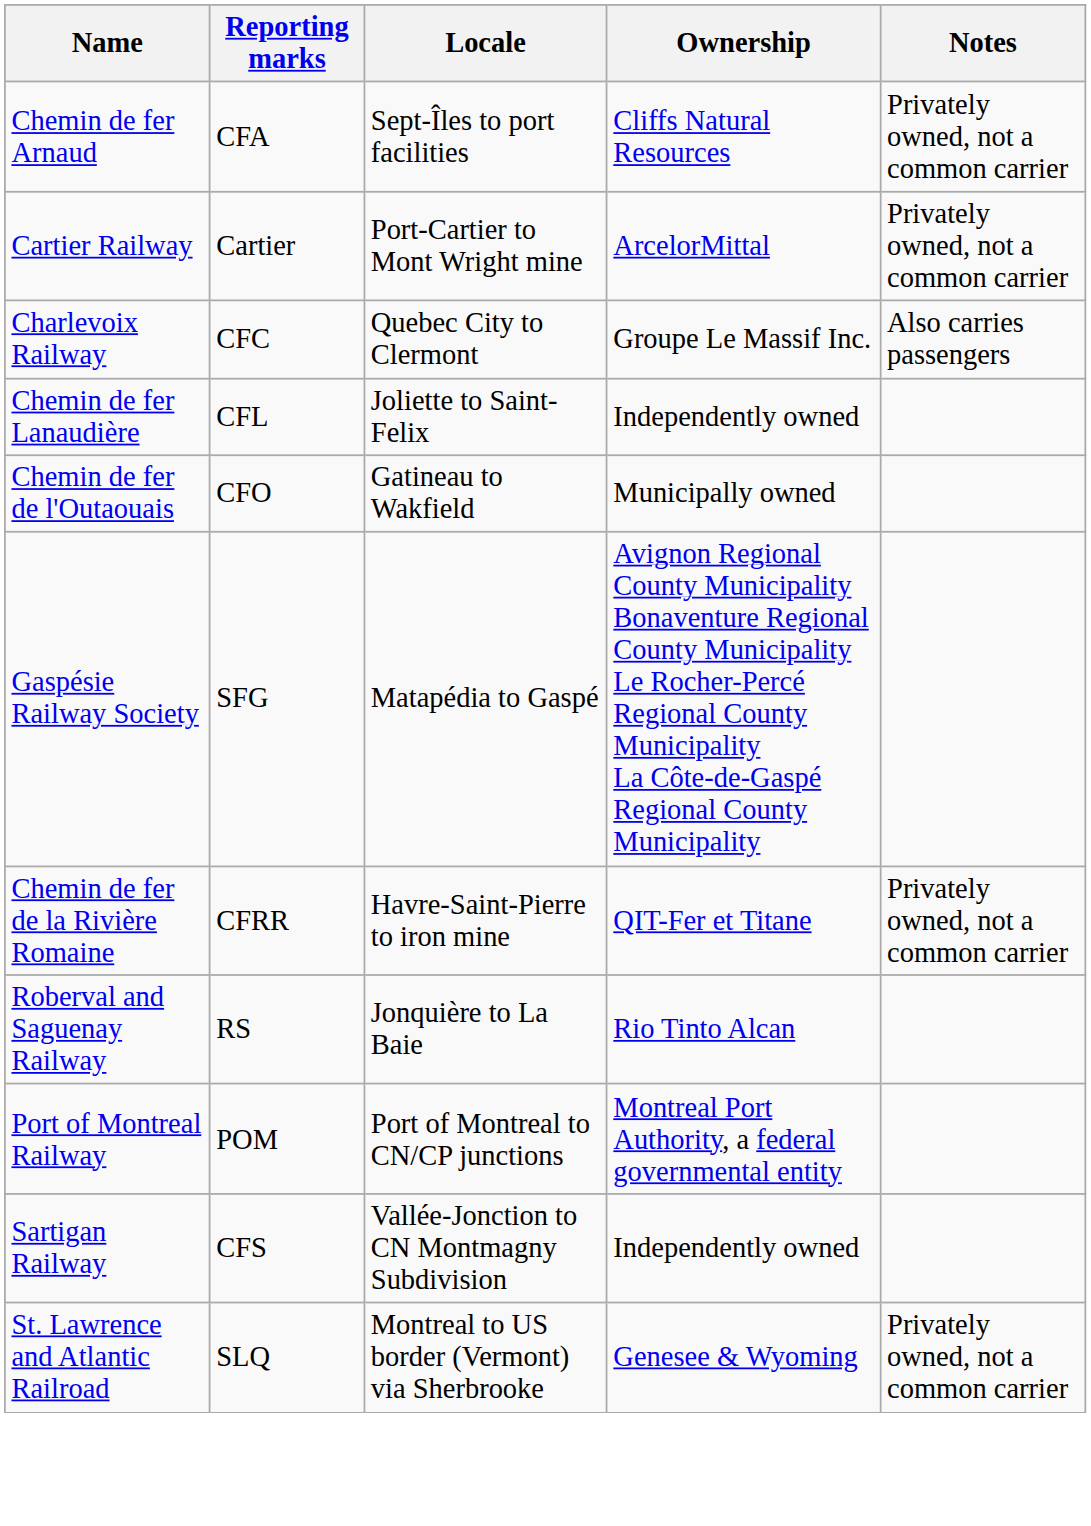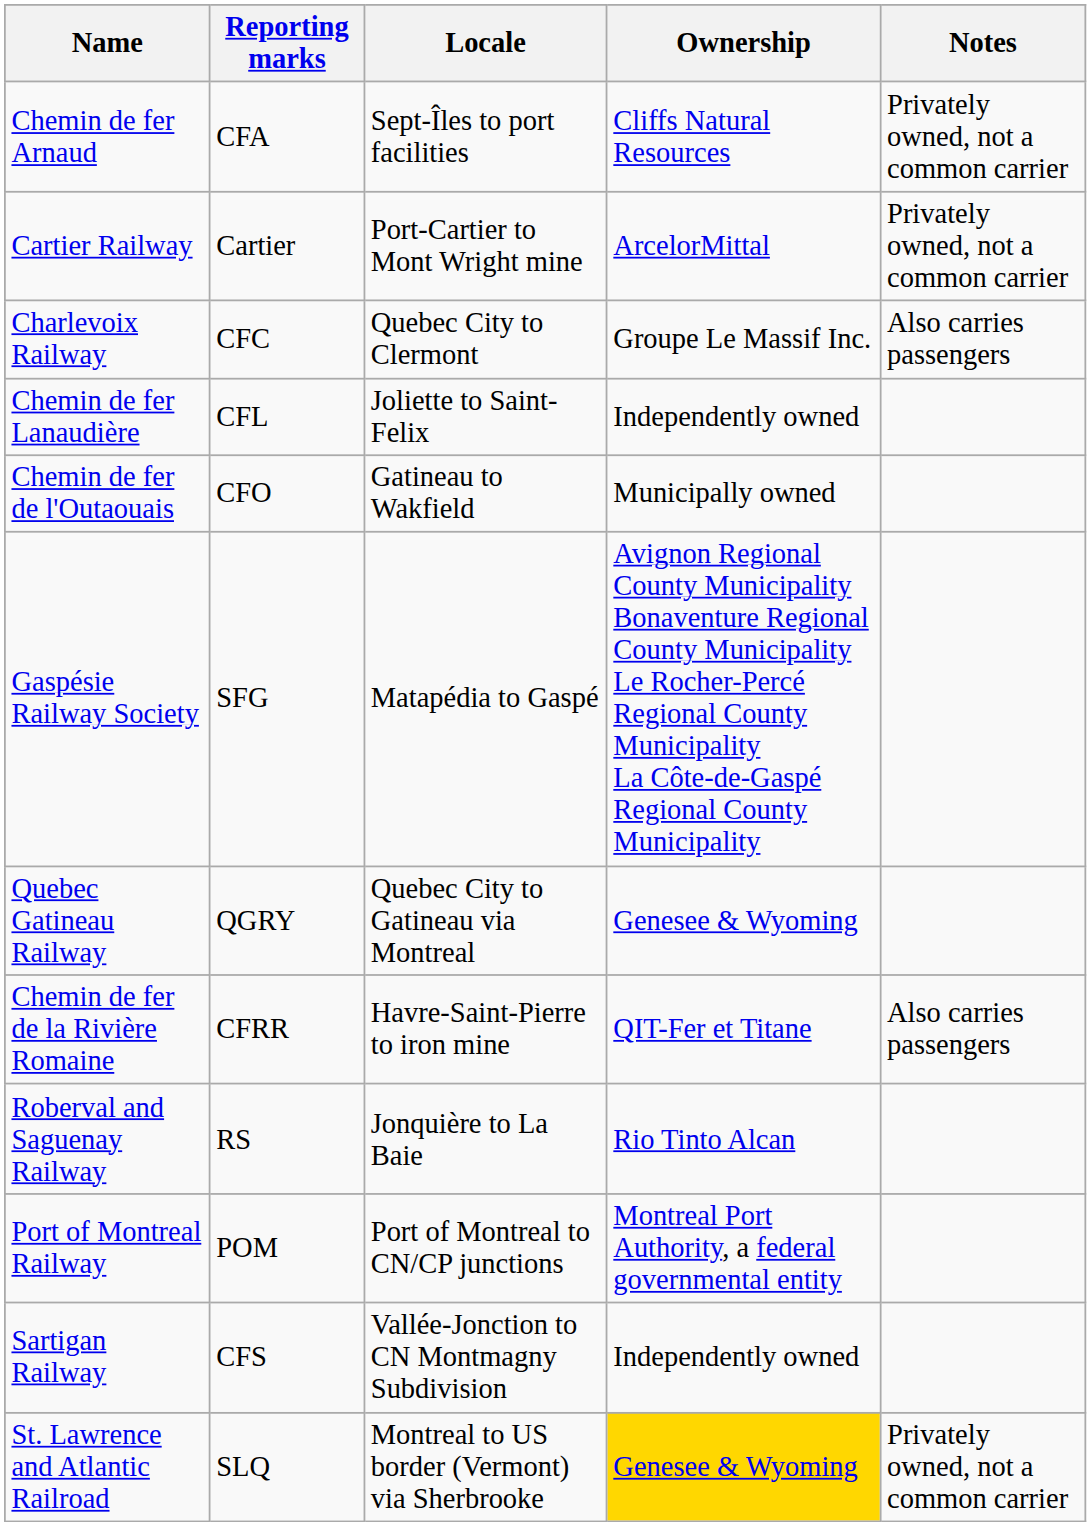+ row: (63, 919)
(978, 919) Privately owned, not a common carrier -> (955, 1029) Also carries passengers
(736, 1356) no background -> (736, 1466) gold background
